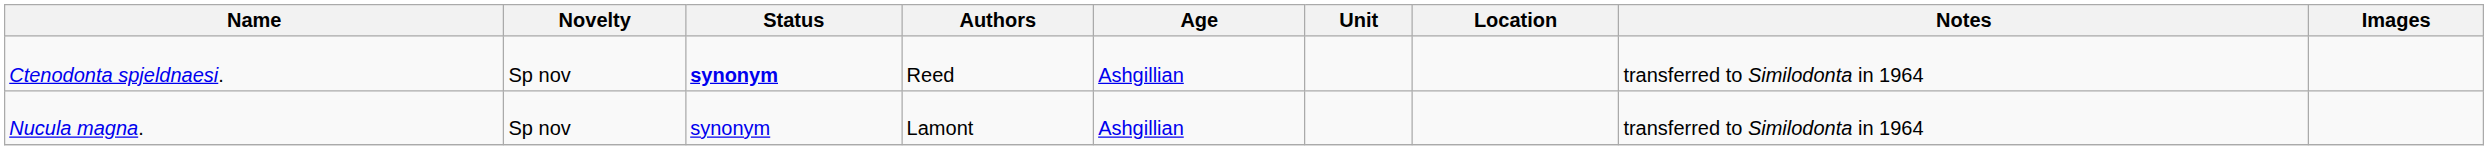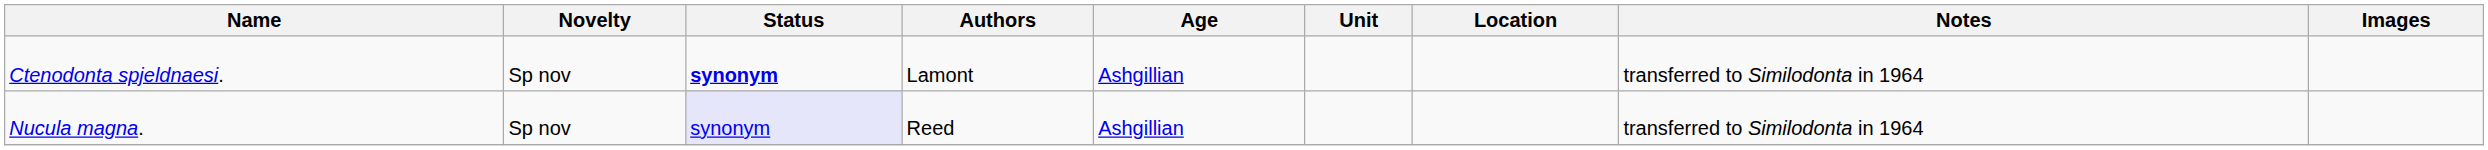(931, 74) Reed -> (940, 74) Lamont
(730, 128) no background -> (730, 128) lavender background
(940, 128) Lamont -> (931, 128) Reed
